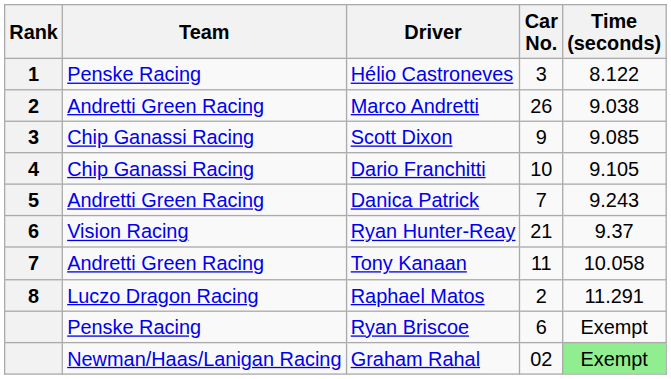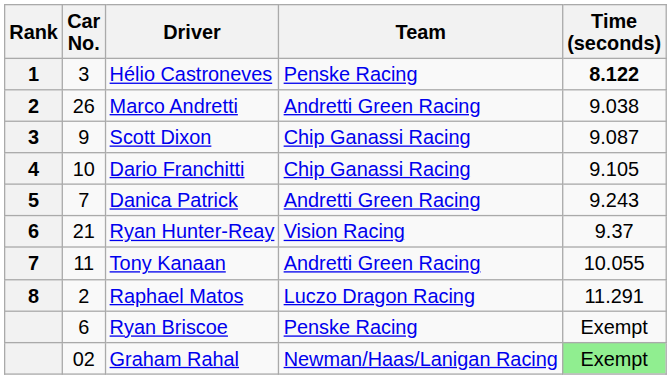columns swapped: (541, 32) <-> (204, 32)
(614, 74) normal -> (614, 74) bold
(614, 137) 9.085 -> (614, 137) 9.087
(614, 264) 10.058 -> (614, 264) 10.055
